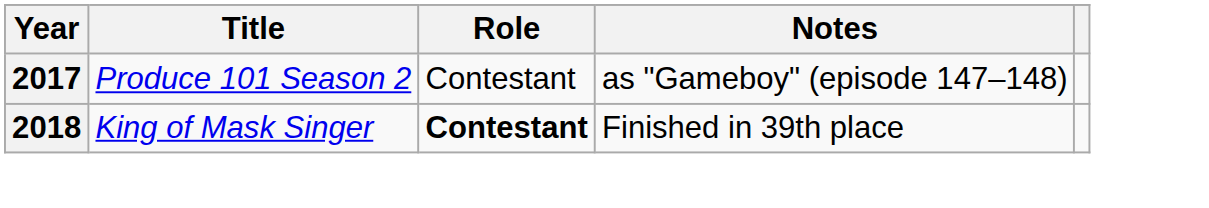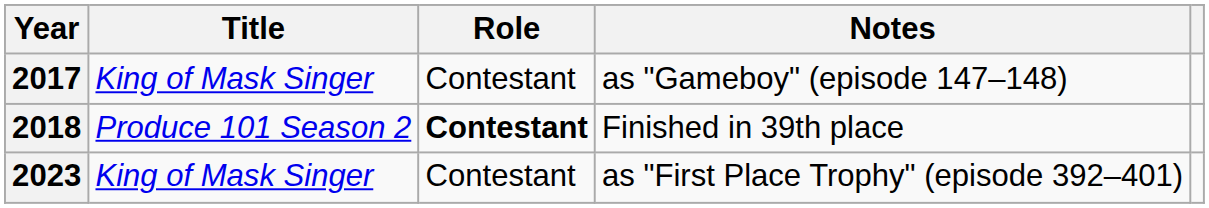(253, 78) Produce 101 Season 2 -> (234, 78) King of Mask Singer
(234, 127) King of Mask Singer -> (253, 127) Produce 101 Season 2
+ row: (47, 176)
